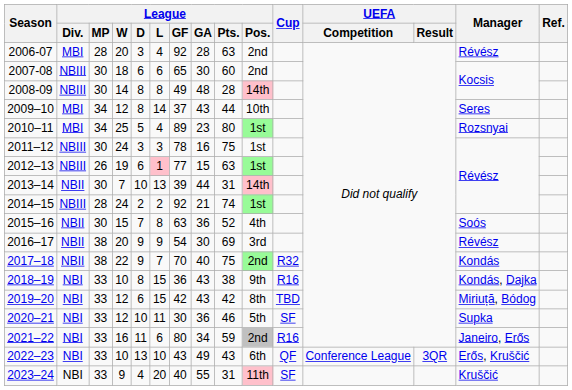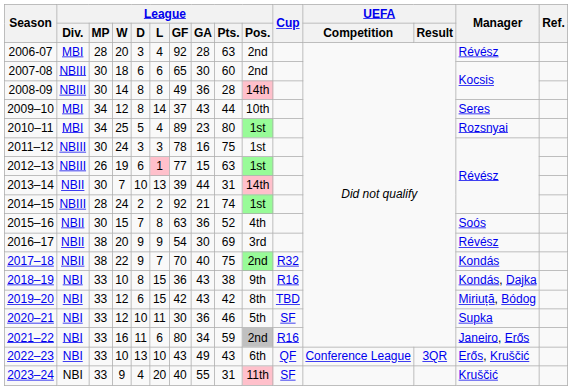(203, 90) 48 -> (203, 90) 36
